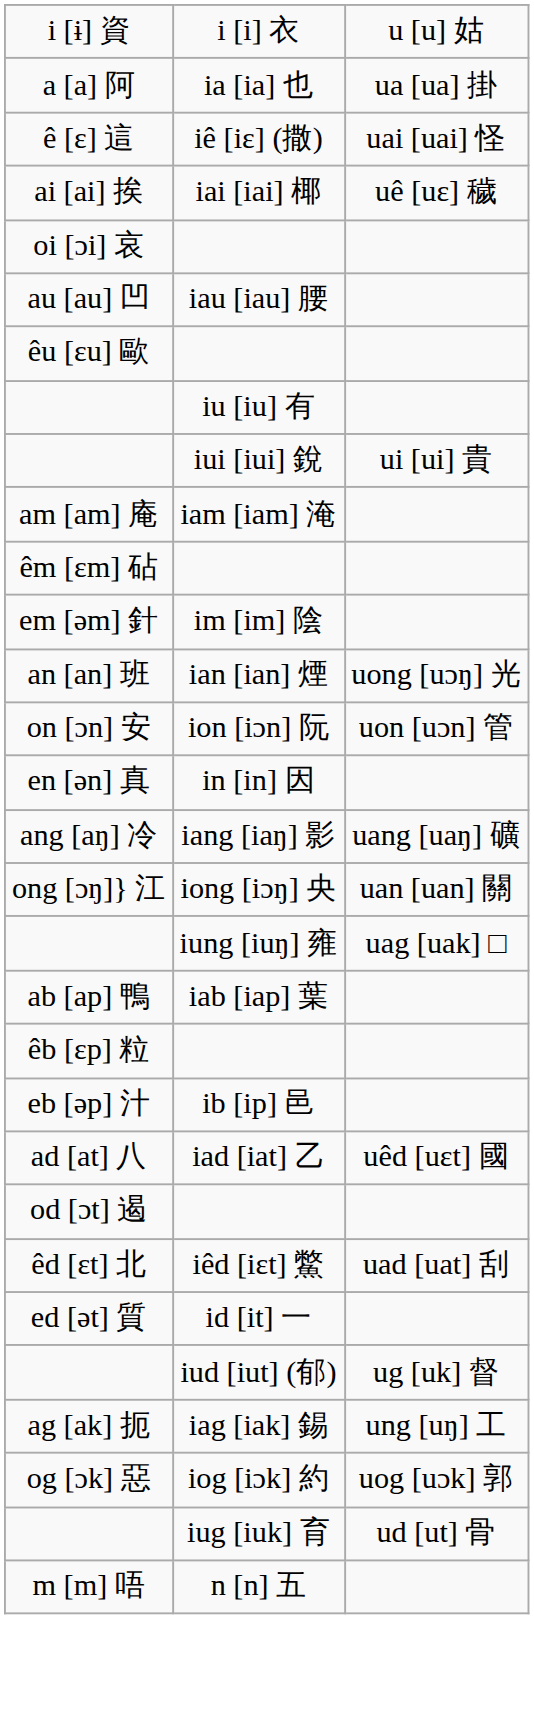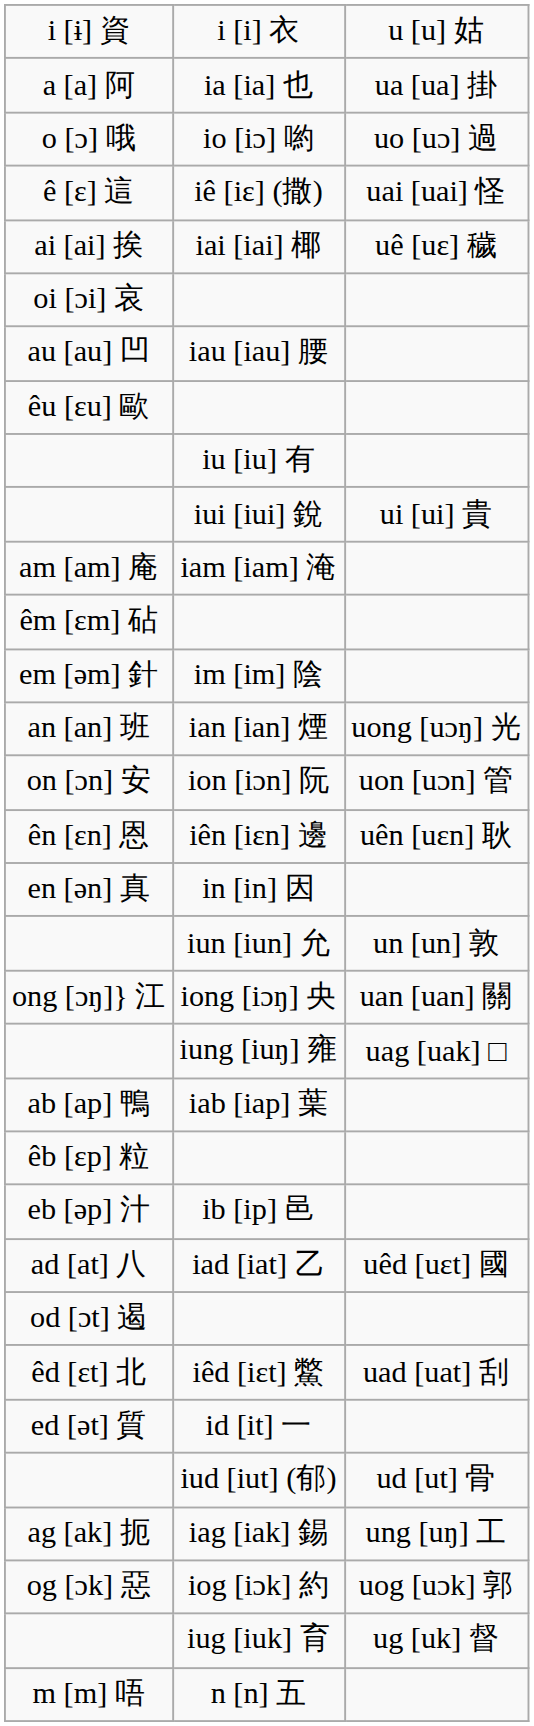+ row: (89, 137)
+ row: (89, 834)
+ row: (89, 943)
- row: (89, 834)
(436, 1371) ug [uk] 督 -> (436, 1478) ud [ut] 骨
(436, 1531) ud [ut] 骨 -> (436, 1639) ug [uk] 督
